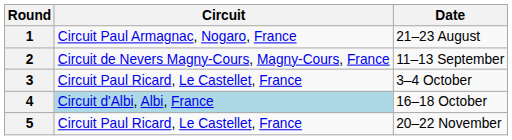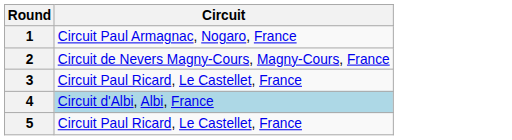- column: (450, 15)
